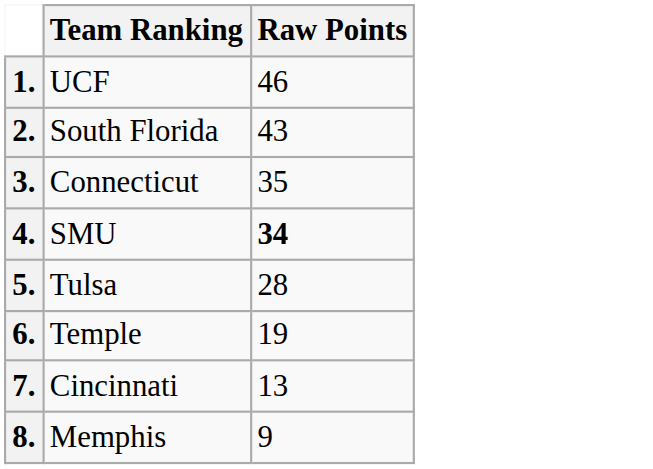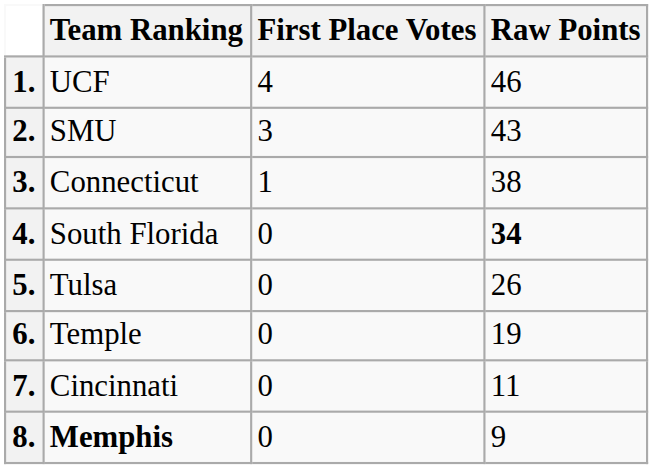+ column: (367, 30)
(134, 131) South Florida -> (83, 131) SMU
(273, 182) 35 -> (506, 182) 38
(83, 233) SMU -> (134, 233) South Florida
(273, 284) 28 -> (506, 284) 26
(273, 386) 13 -> (506, 386) 11
(108, 436) normal -> (111, 436) bold
